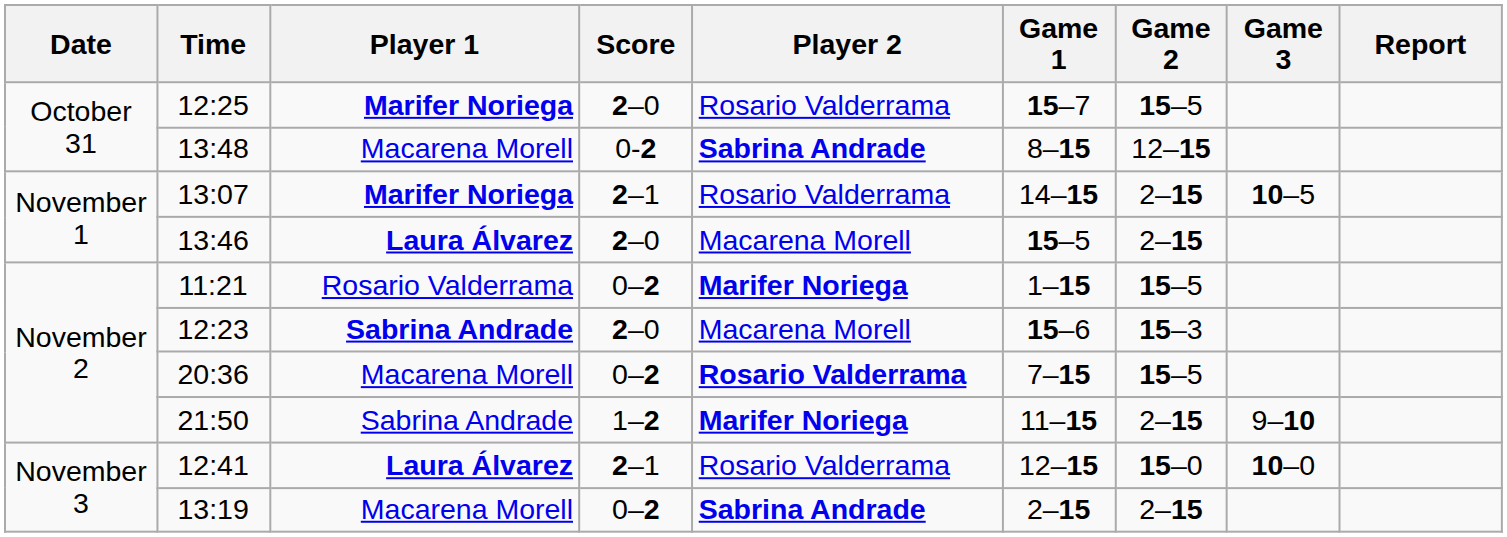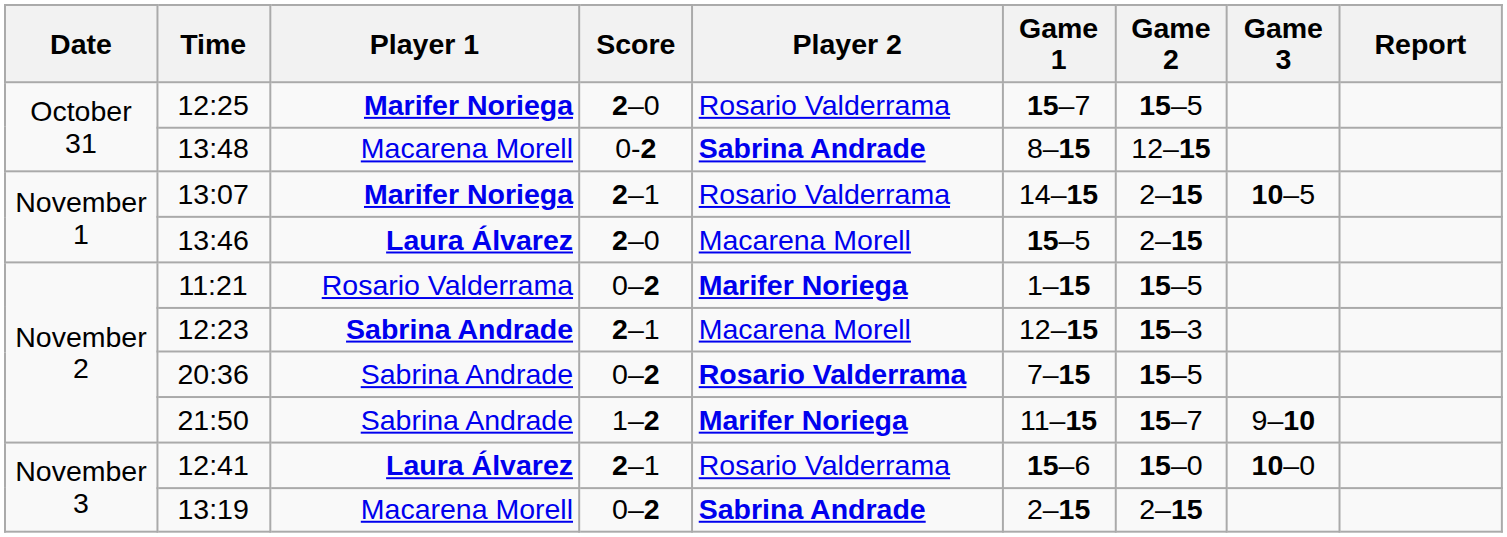(636, 330) 2–0 -> (636, 330) 2–1
(1059, 330) 15–6 -> (1059, 330) 12–15
(467, 375) Macarena Morell -> (467, 375) Sabrina Andrade
(1171, 420) 2–15 -> (1171, 420) 15–7
(1059, 465) 12–15 -> (1059, 465) 15–6
